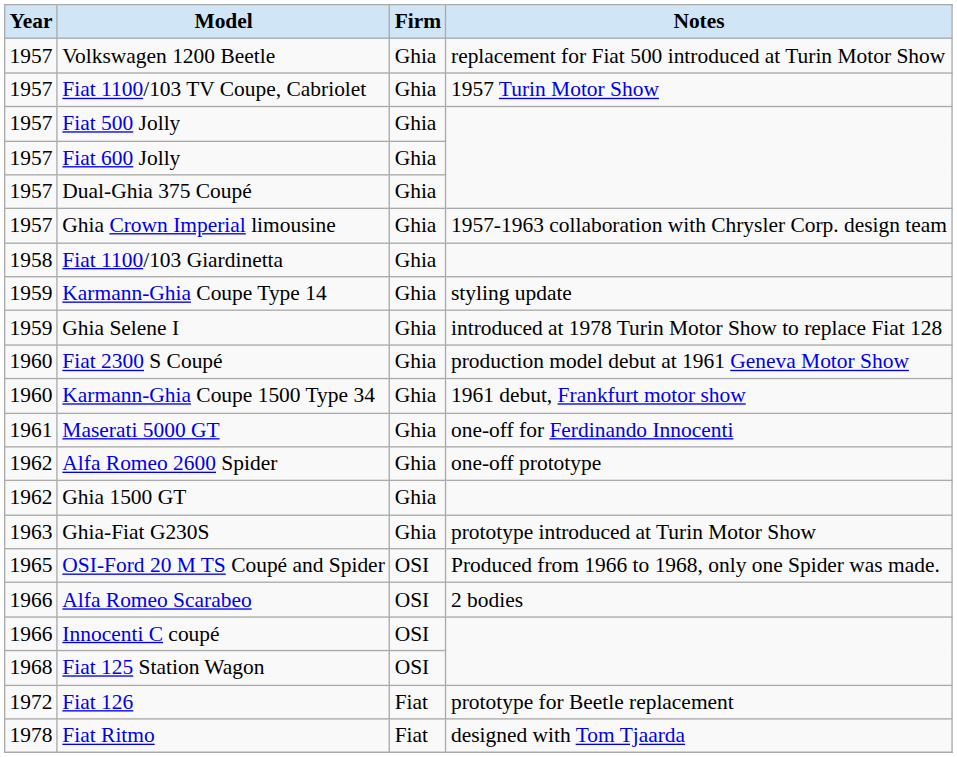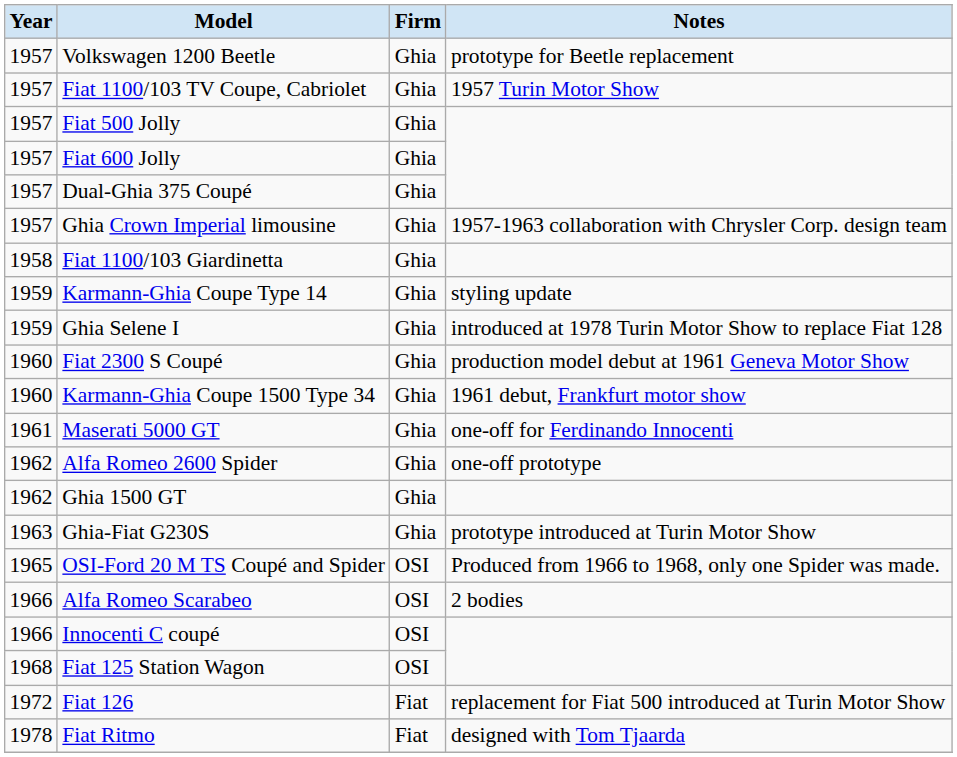(698, 55) replacement for Fiat 500 introduced at Turin Motor Show -> (592, 55) prototype for Beetle replacement
(592, 701) prototype for Beetle replacement -> (698, 701) replacement for Fiat 500 introduced at Turin Motor Show
